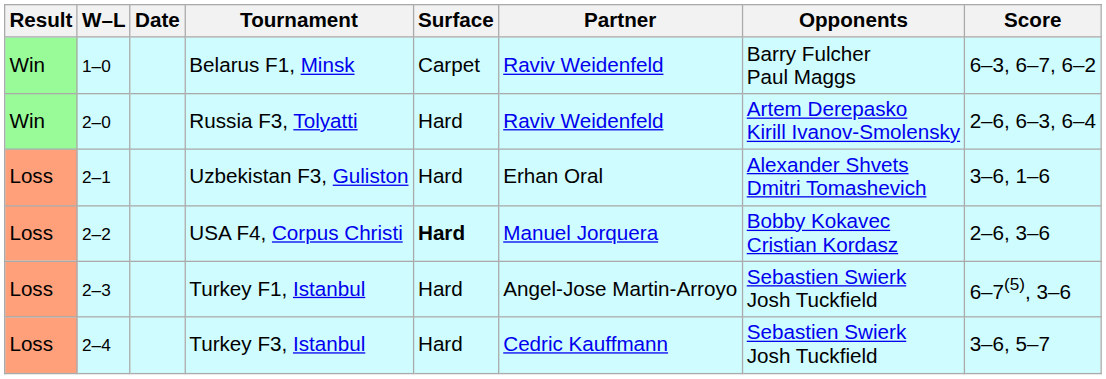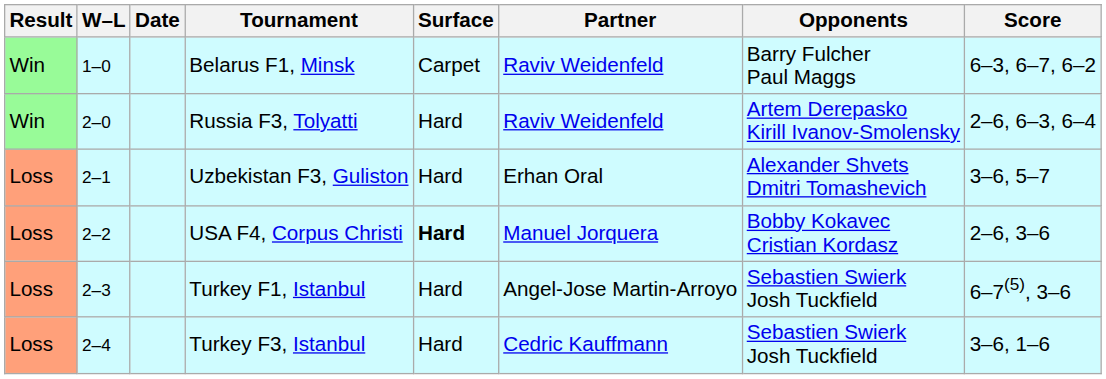(1010, 177) 3–6, 1–6 -> (1010, 177) 3–6, 5–7
(1010, 344) 3–6, 5–7 -> (1010, 344) 3–6, 1–6
